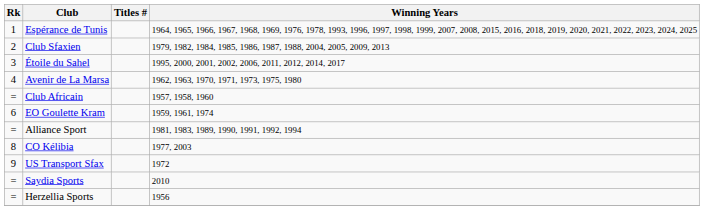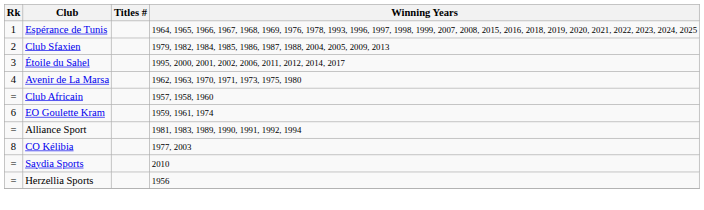- row: (64, 163)
